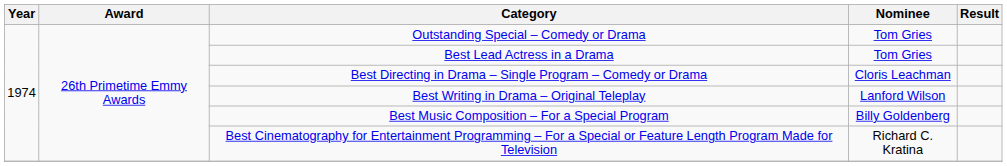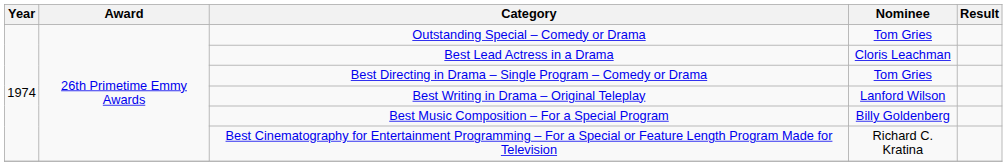(903, 55) Tom Gries -> (903, 55) Cloris Leachman
(903, 75) Cloris Leachman -> (903, 75) Tom Gries
